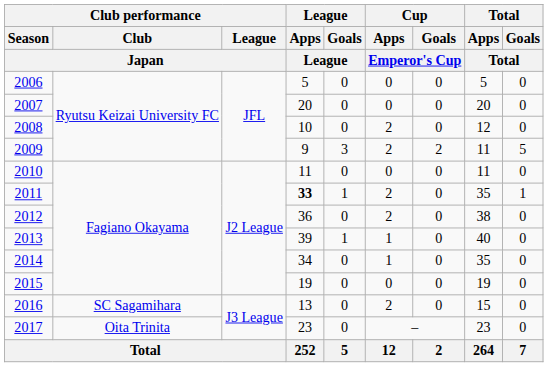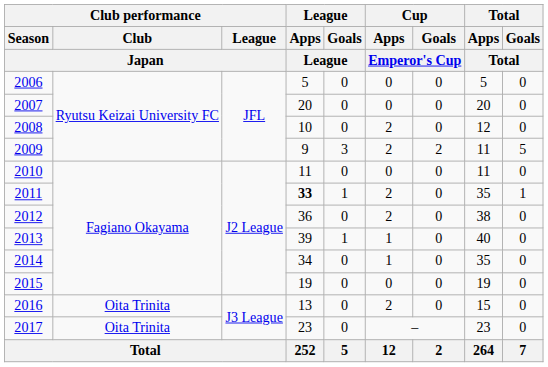(137, 305) SC Sagamihara -> (137, 305) Oita Trinita
